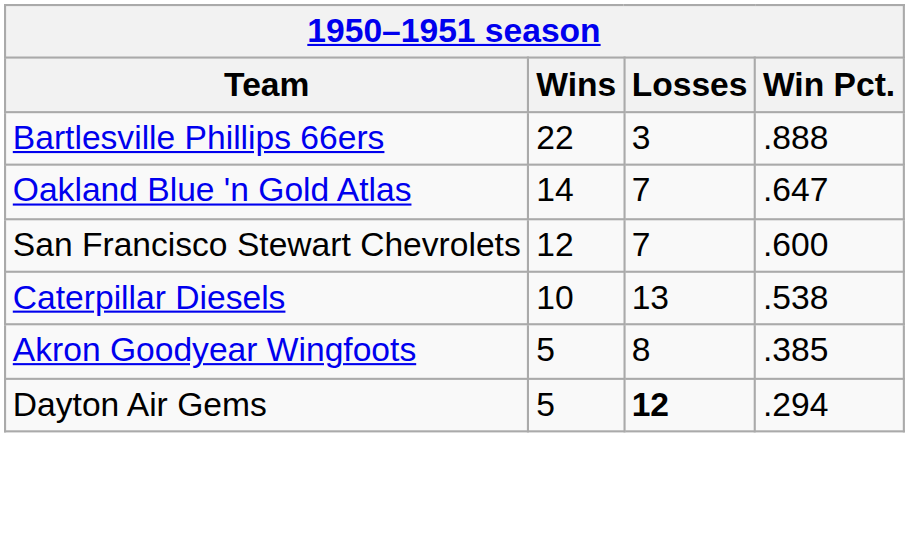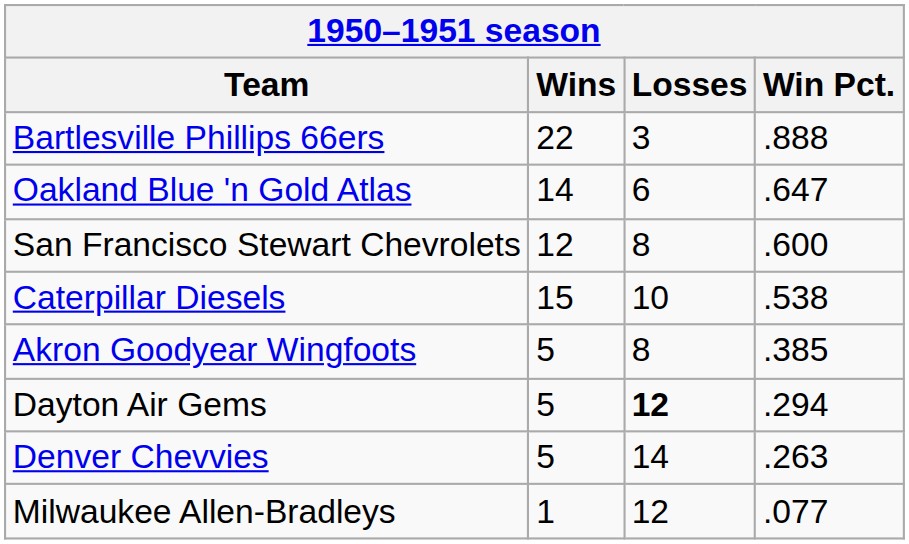(641, 191) 7 -> (641, 191) 6
(641, 244) 7 -> (641, 244) 8
(555, 297) 10 -> (555, 297) 15
(650, 297) 13 -> (650, 297) 10
+ row: (141, 457)
+ row: (204, 510)
